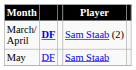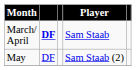(94, 35) Sam Staab (2) -> (87, 35) Sam Staab
(87, 57) Sam Staab -> (94, 57) Sam Staab (2)
